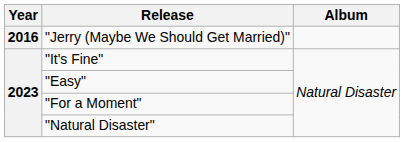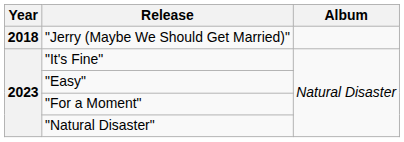(23, 37) 2016 -> (23, 37) 2018
